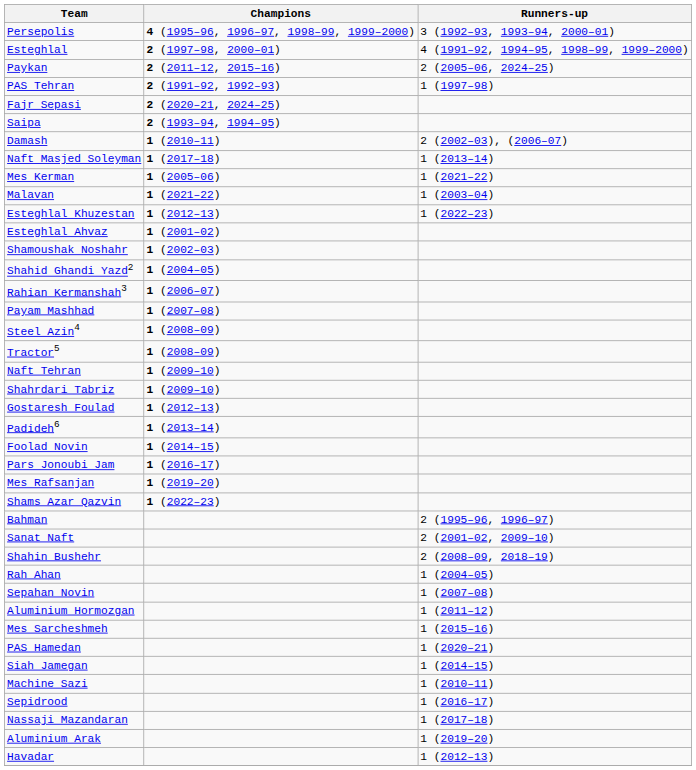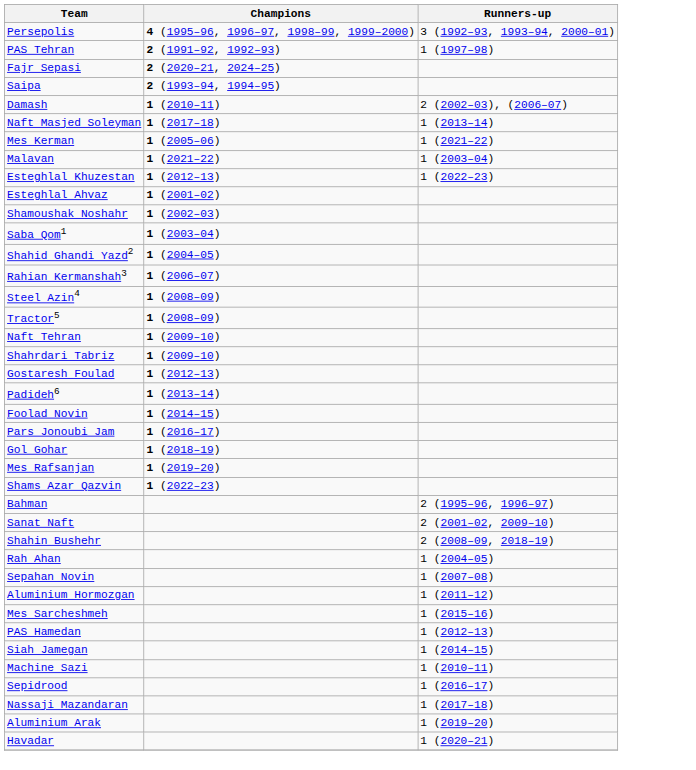- row: (37, 50)
- row: (27, 68)
+ row: (37, 234)
- row: (51, 311)
+ row: (37, 450)
(457, 647) 1 (2020–21) -> (457, 632) 1 (2012–13)
(457, 757) 1 (2012–13) -> (457, 741) 1 (2020–21)
